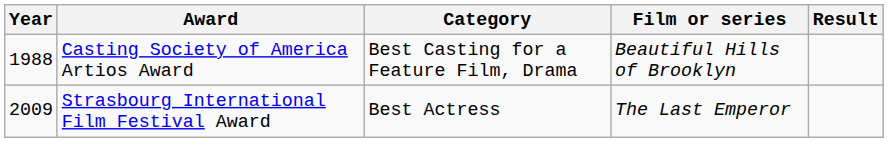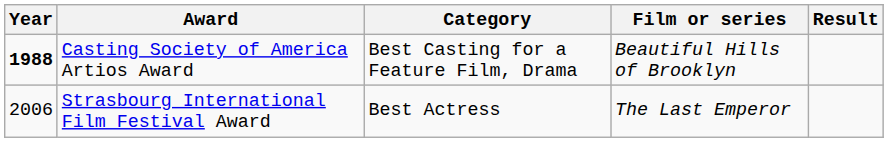(31, 60) normal -> (31, 60) bold
(31, 111) 2009 -> (31, 111) 2006
